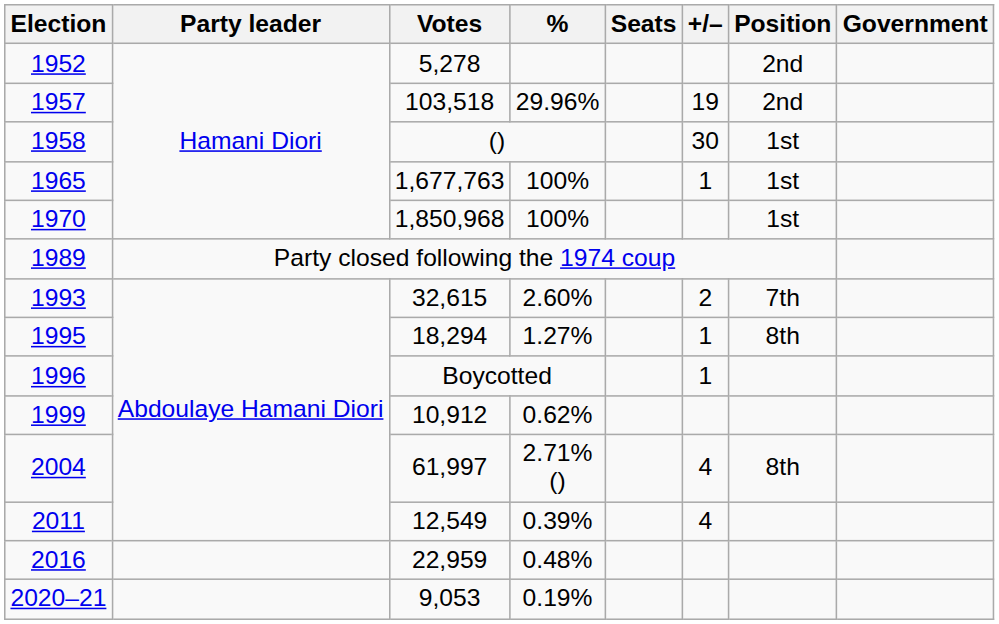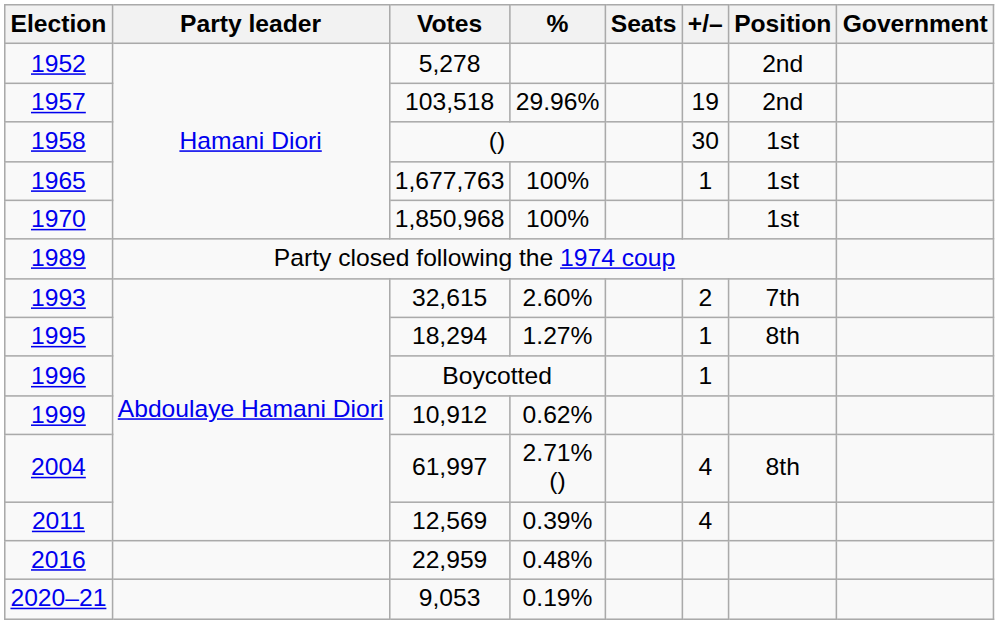(450, 520) 12,549 -> (450, 520) 12,569
